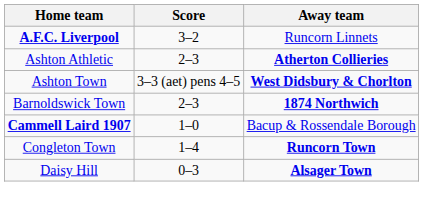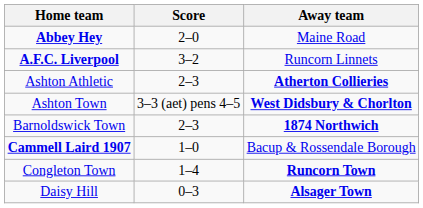+ row: (69, 37)
